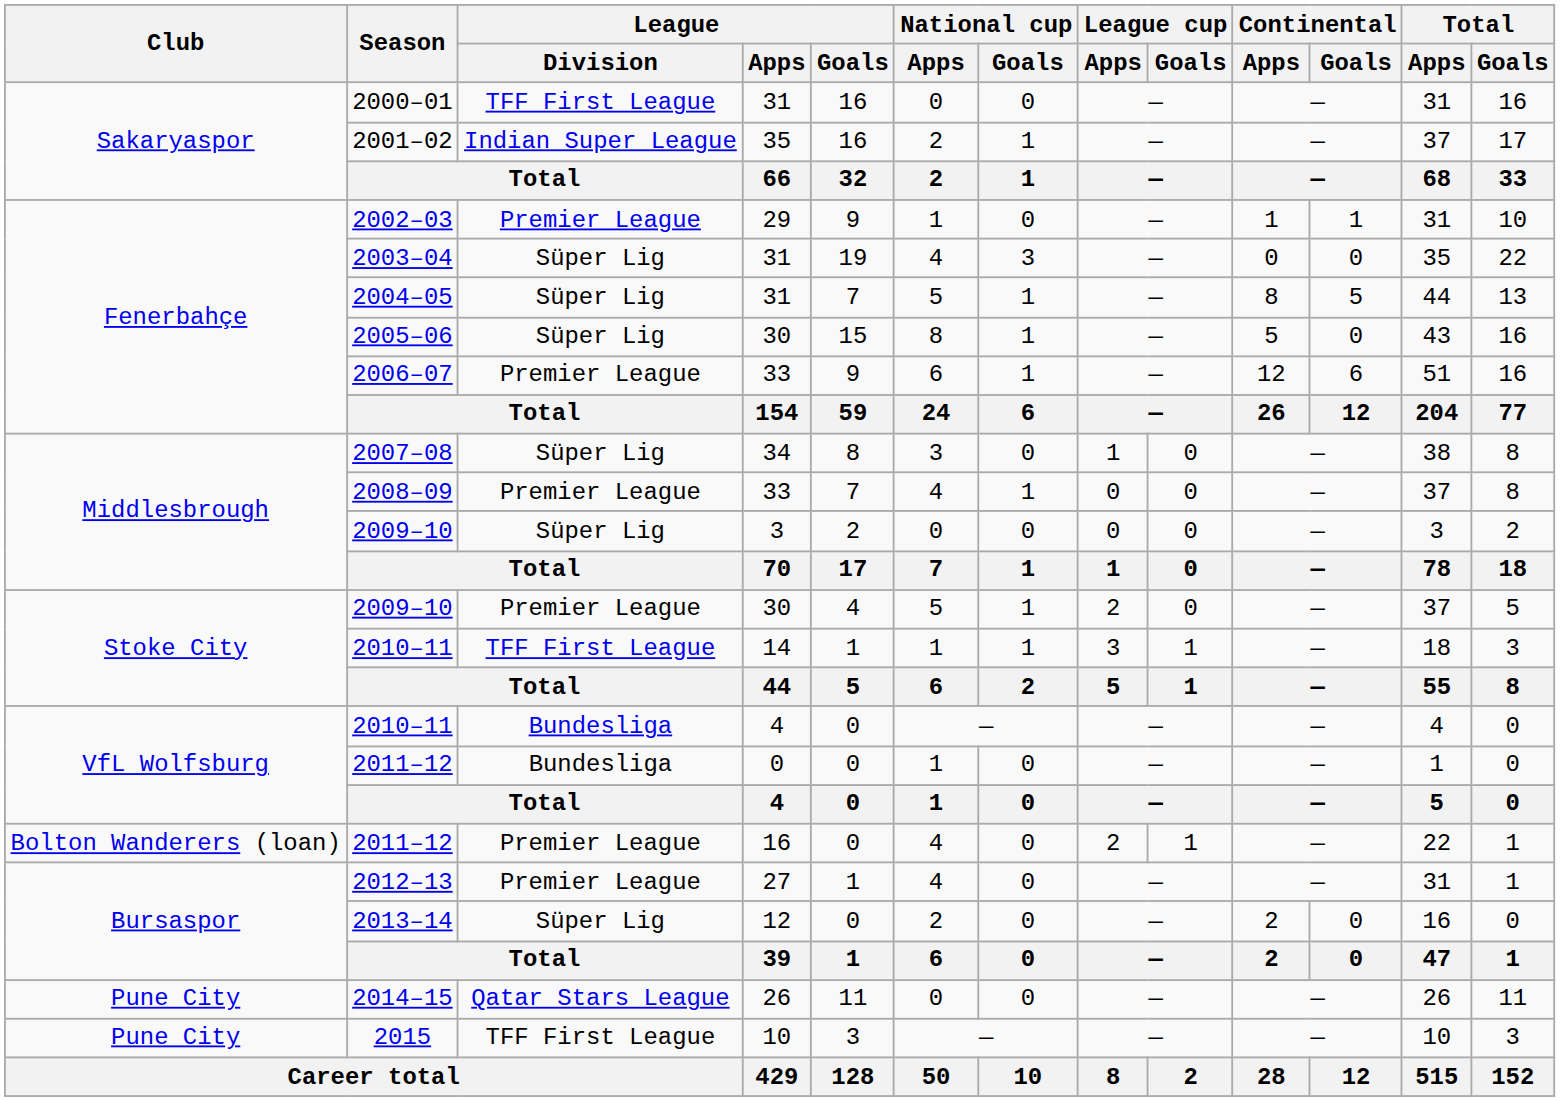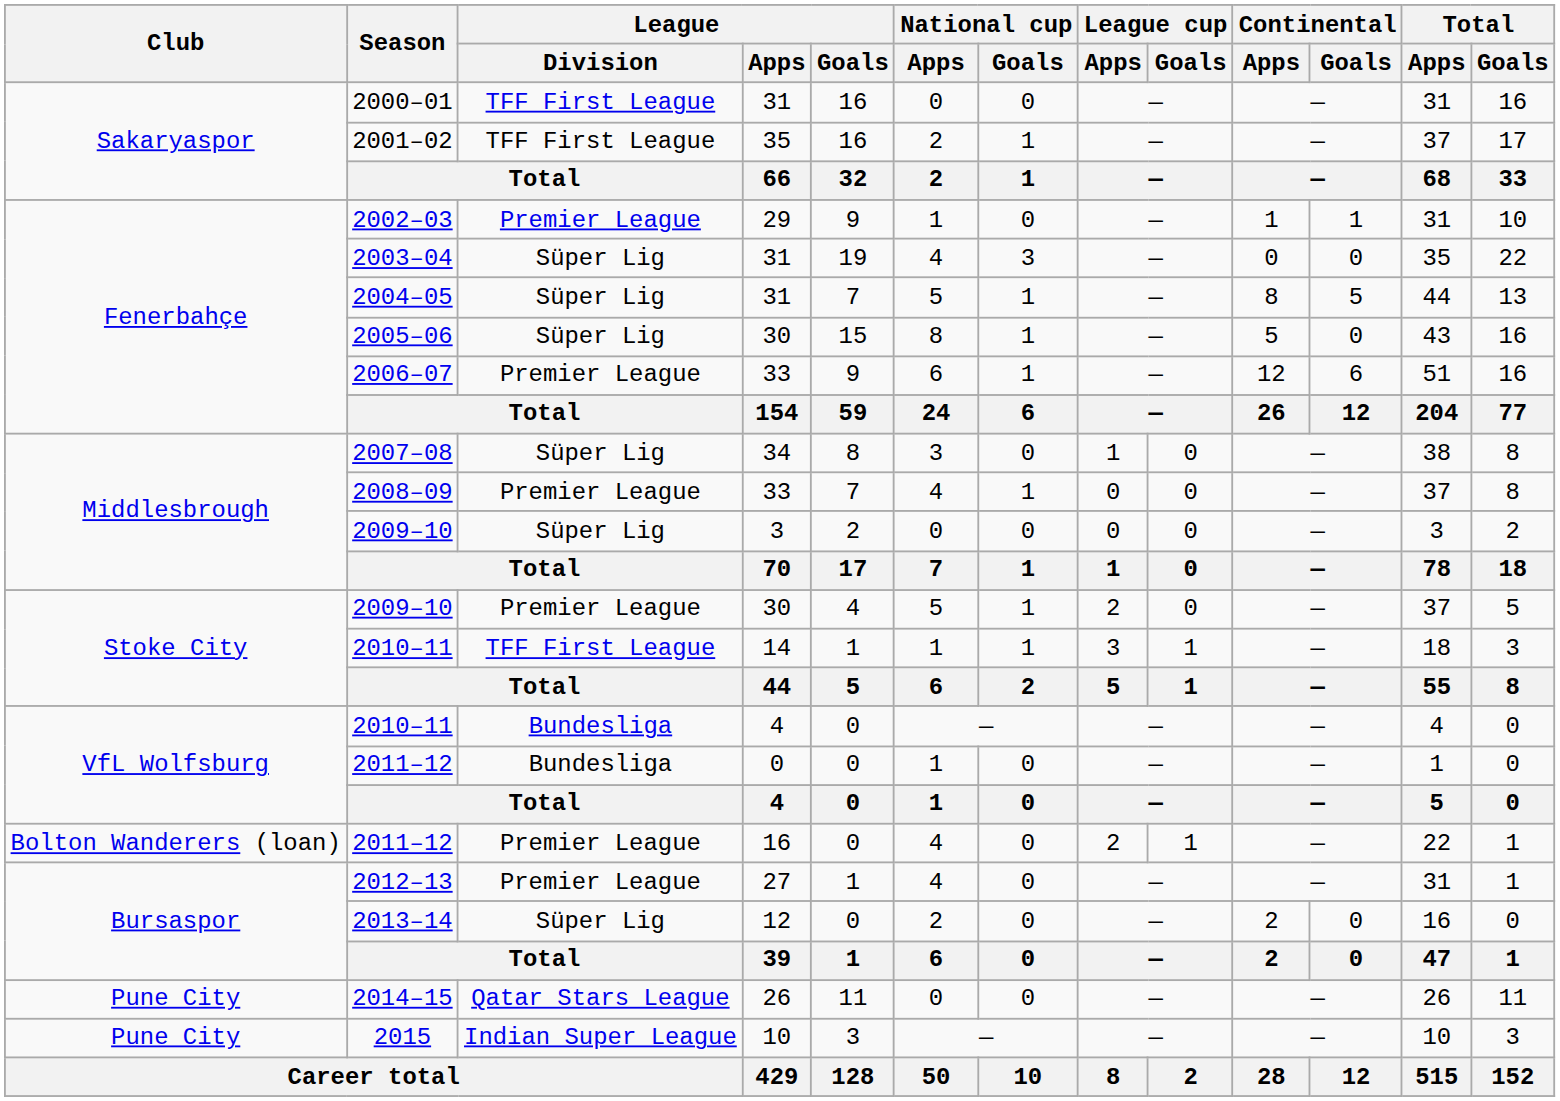(600, 141) Indian Super League -> (600, 141) TFF First League
(600, 1038) TFF First League -> (600, 1038) Indian Super League
